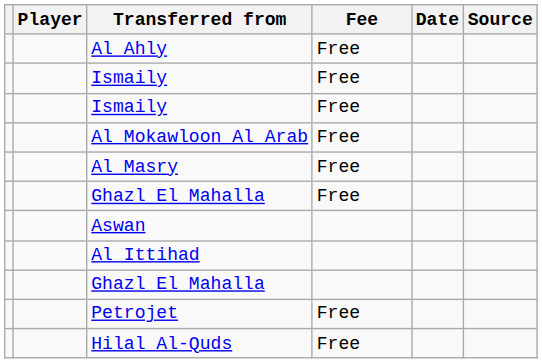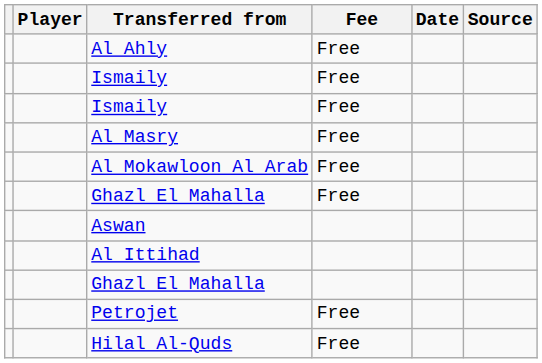rows swapped: (135, 167) <-> (200, 137)
